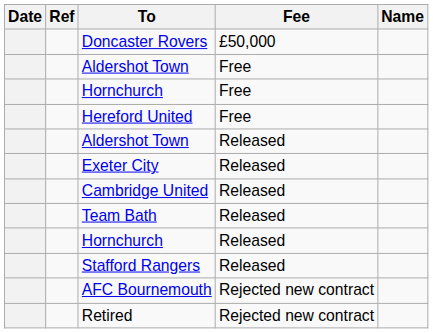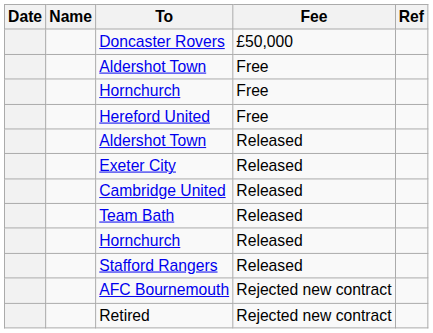columns swapped: (403, 16) <-> (62, 16)
